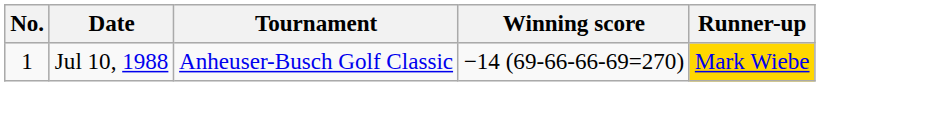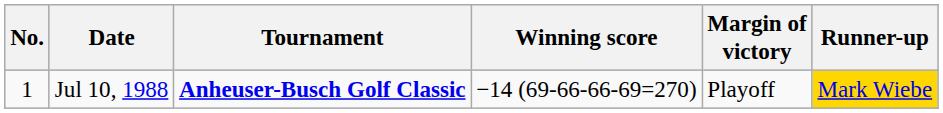+ column: (757, 37)
(316, 61) normal -> (322, 89) bold
